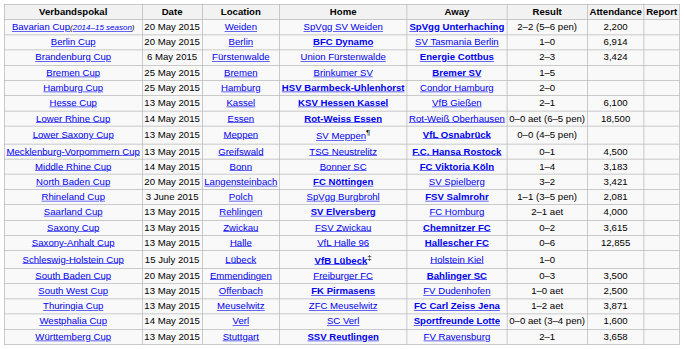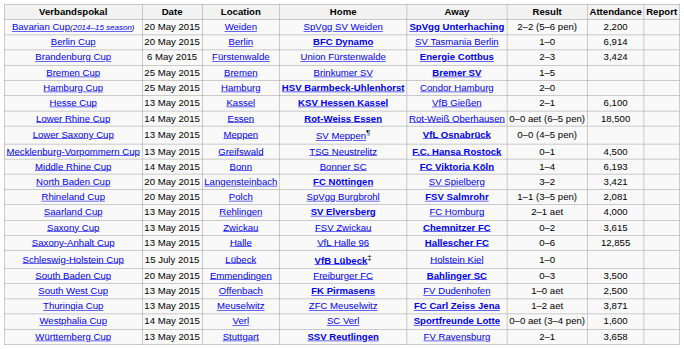(616, 166) 3,183 -> (616, 166) 6,193
(172, 197) 3 June 2015 -> (172, 197) 20 May 2015
